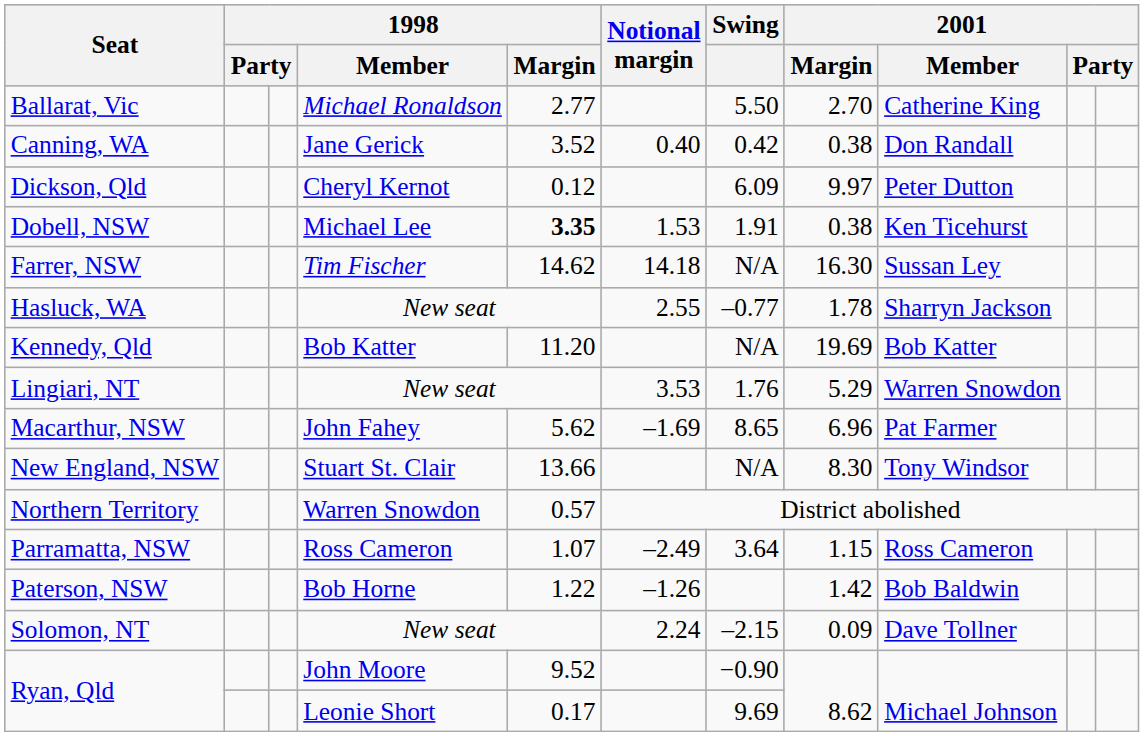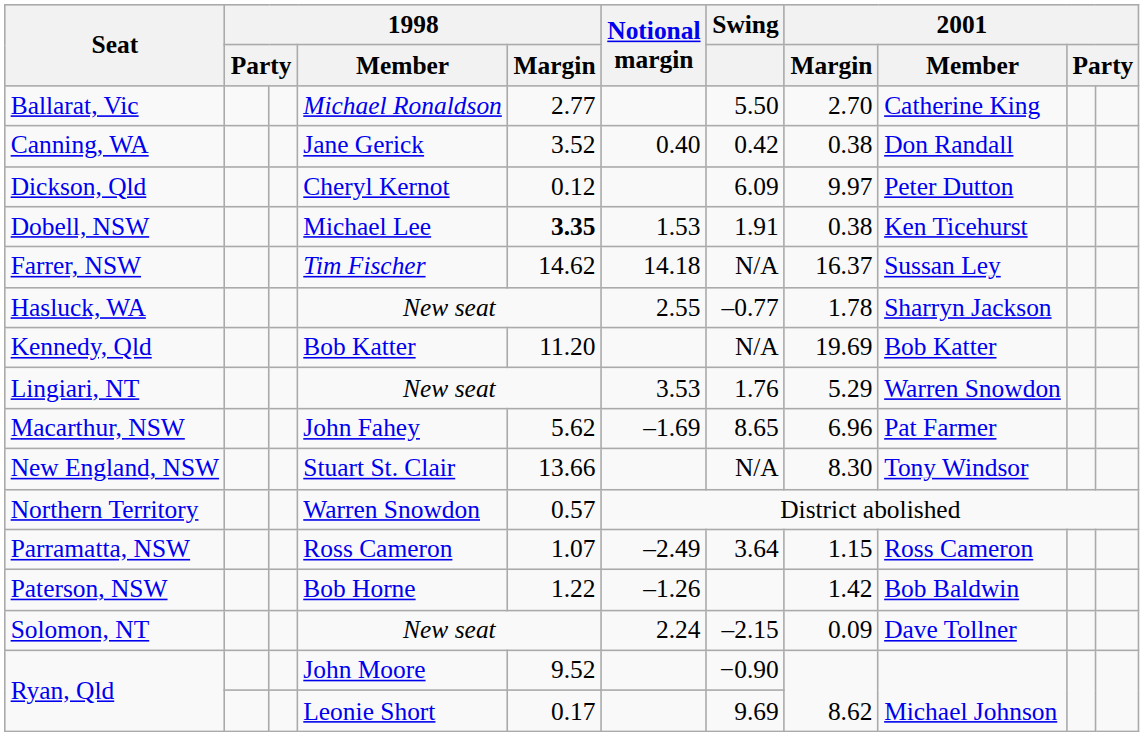(844, 266) 16.30 -> (844, 266) 16.37
